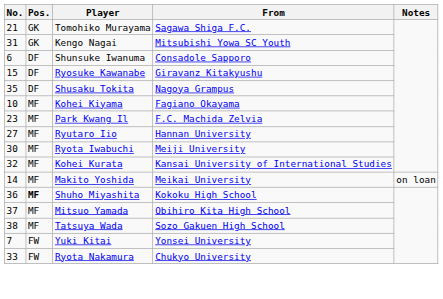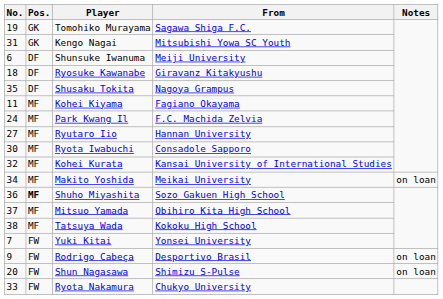(12, 27) 21 -> (12, 27) 19
(203, 58) Consadole Sapporo -> (200, 58) Meiji University
(12, 73) 15 -> (12, 73) 18
(12, 104) 10 -> (12, 104) 11
(12, 119) 23 -> (12, 119) 24
(200, 149) Meiji University -> (203, 149) Consadole Sapporo
(12, 180) 14 -> (12, 180) 34
(206, 195) Kokoku High School -> (220, 195) Sozo Gakuen High School
(220, 226) Sozo Gakuen High School -> (206, 226) Kokoku High School
+ row: (94, 256)
+ row: (92, 271)
